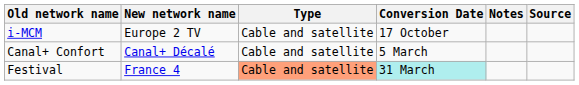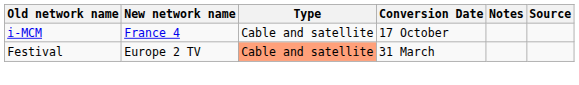(162, 33) Europe 2 TV -> (152, 33) France 4
- row: (56, 52)
(152, 70) France 4 -> (162, 52) Europe 2 TV
(407, 70) paleturquoise background -> (407, 52) no background
